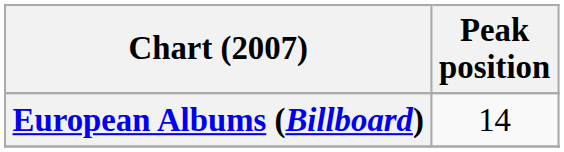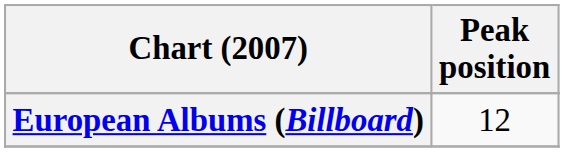(495, 119) 14 -> (495, 119) 12
